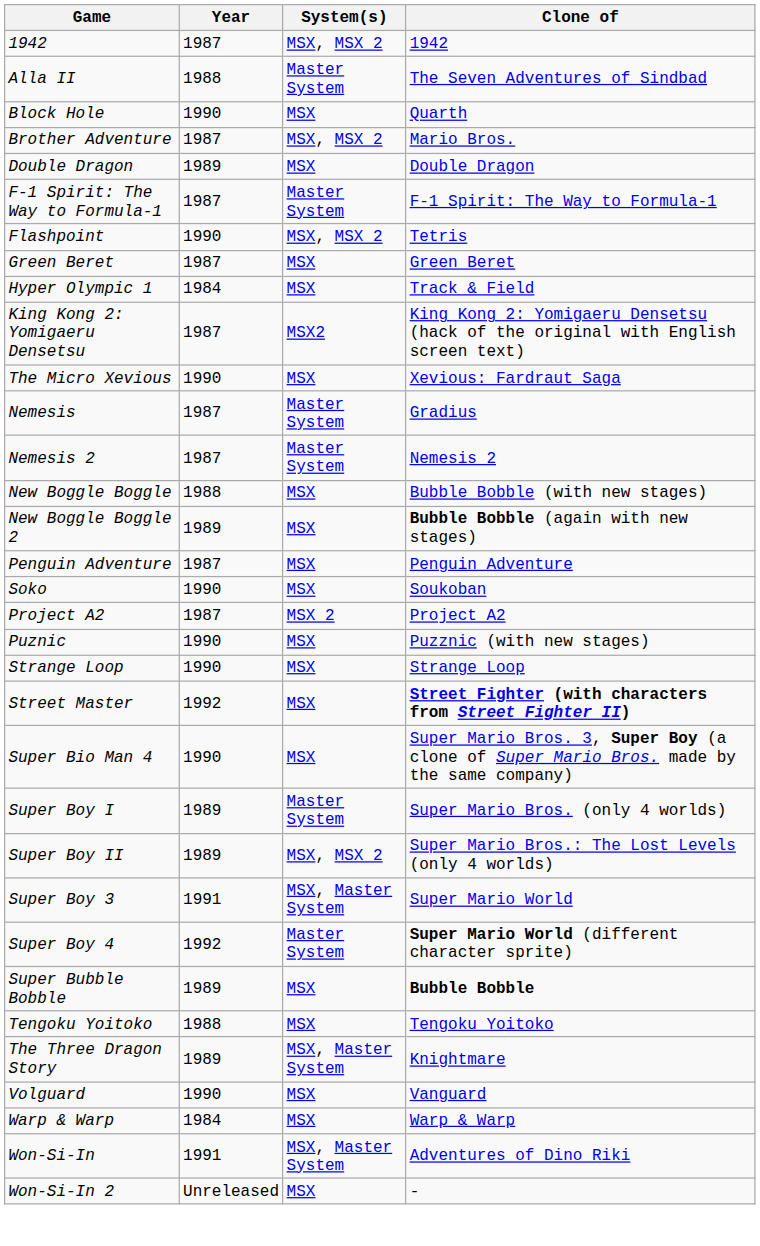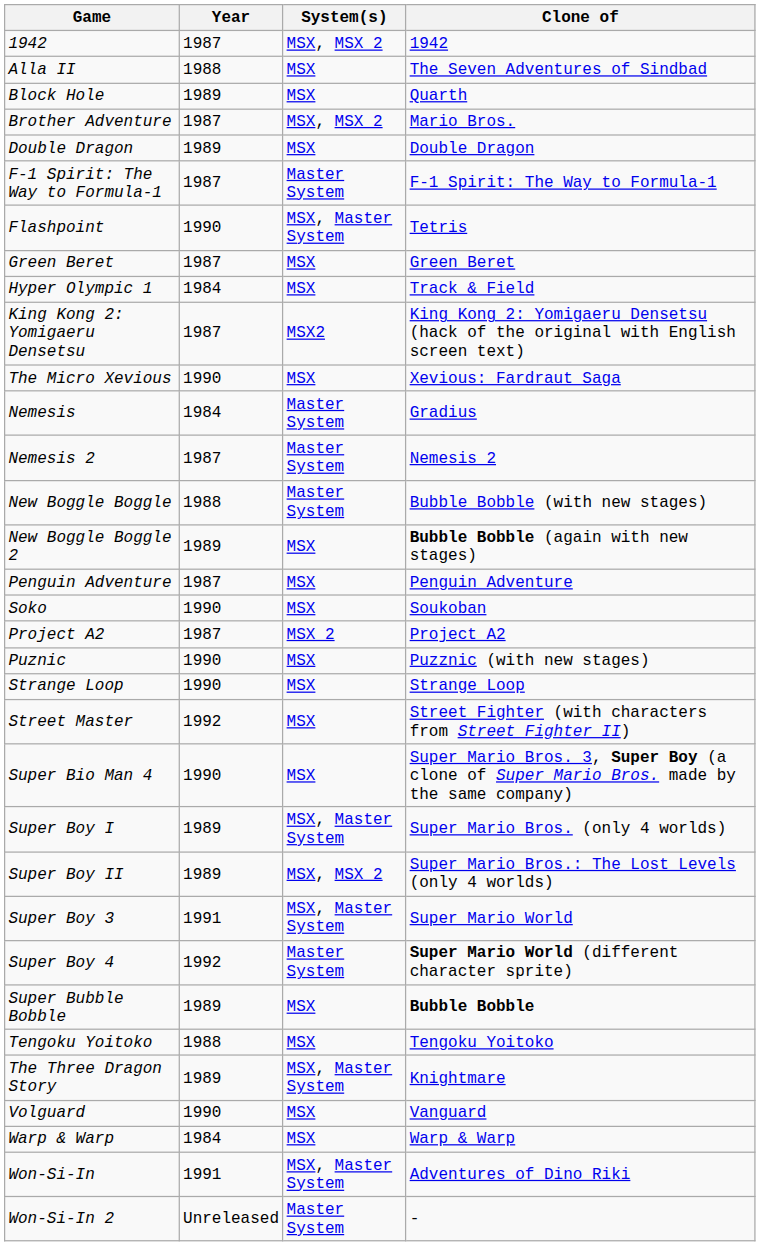(315, 79) Master System -> (301, 70) MSX
(202, 114) 1990 -> (202, 96) 1989
(335, 237) MSX, MSX 2 -> (339, 228) MSX, Master System
(202, 413) 1987 -> (202, 413) 1984
(301, 493) MSX -> (315, 502) Master System
(558, 703) bold -> (558, 722) normal
(315, 811) Master System -> (339, 829) MSX, Master System
(301, 1191) MSX -> (315, 1219) Master System
